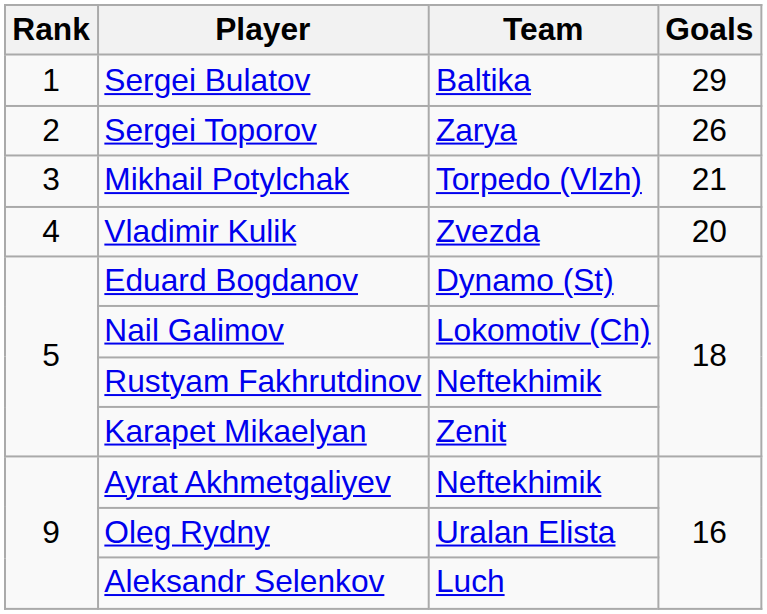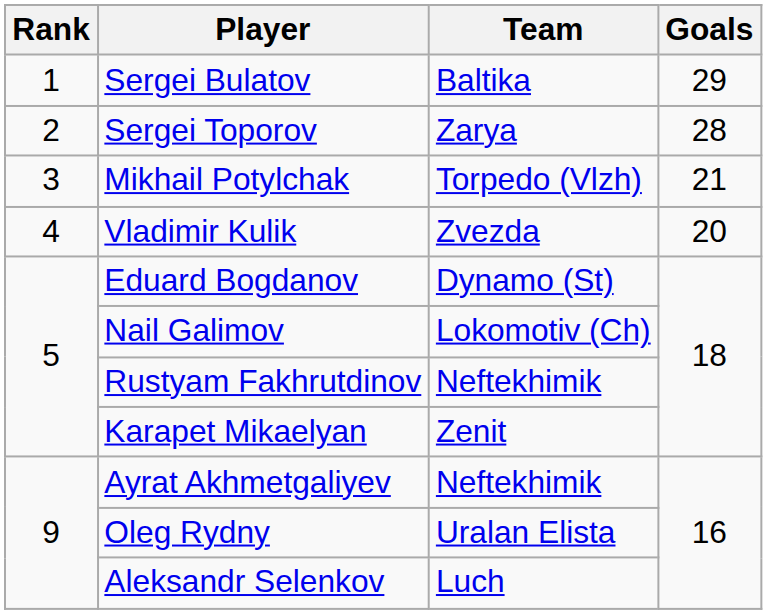(709, 130) 26 -> (709, 130) 28
